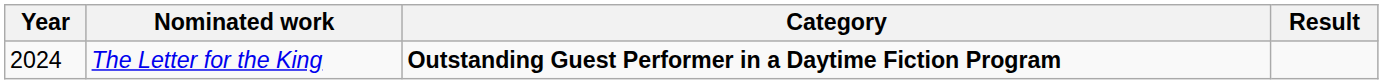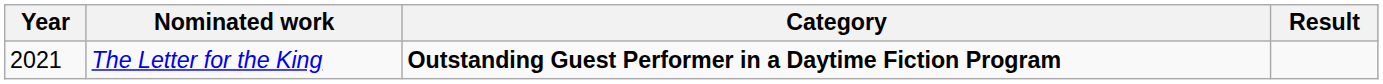(36, 59) 2024 -> (36, 59) 2021
